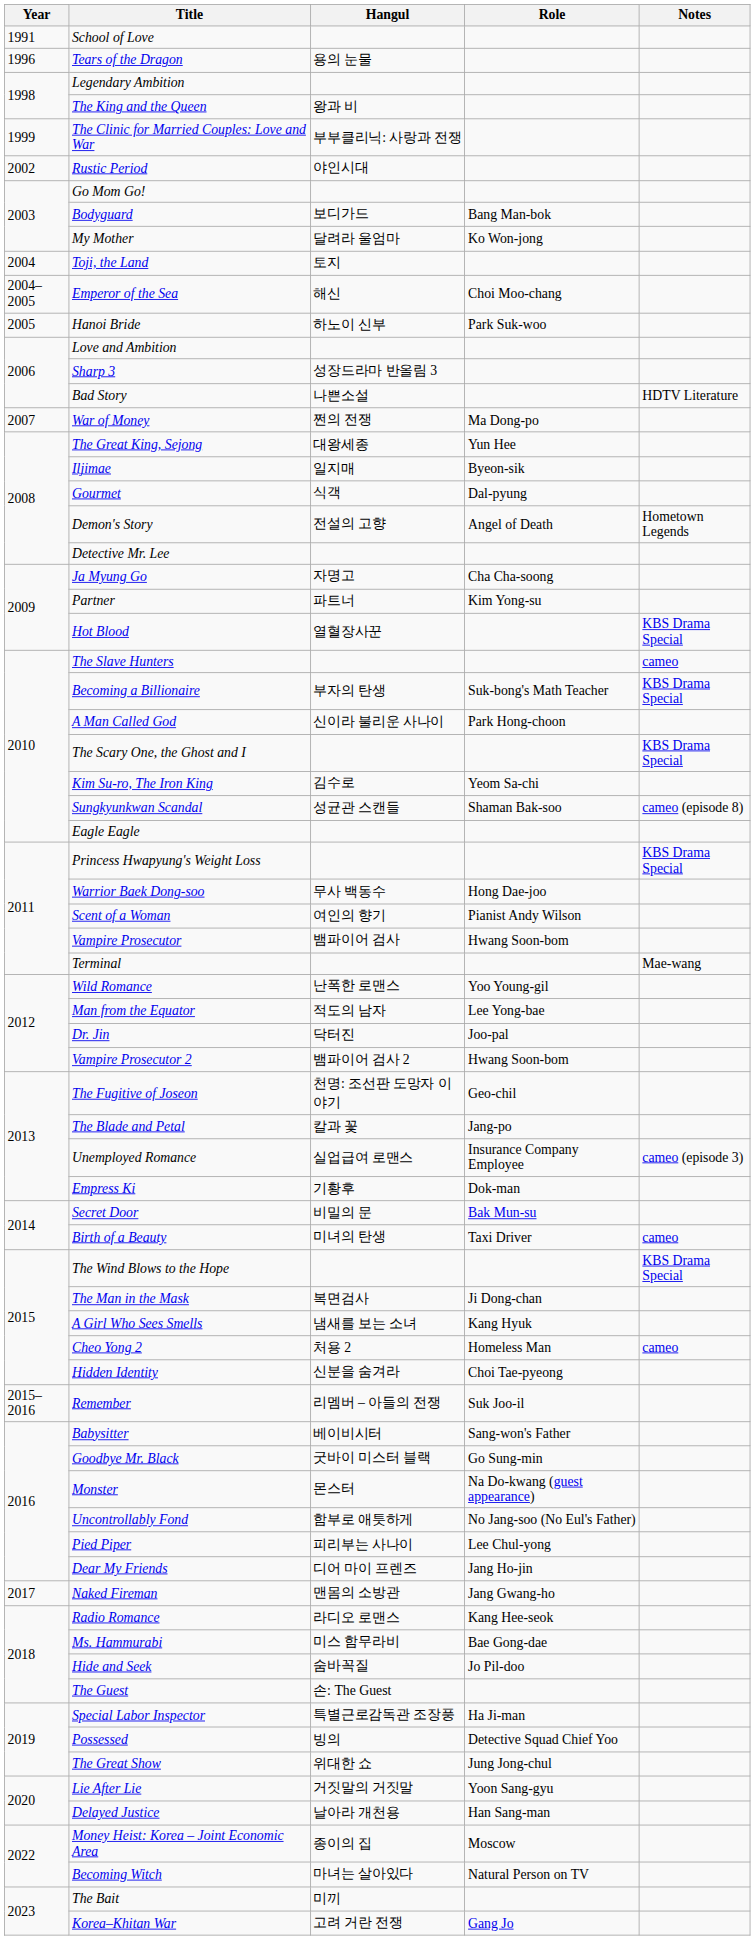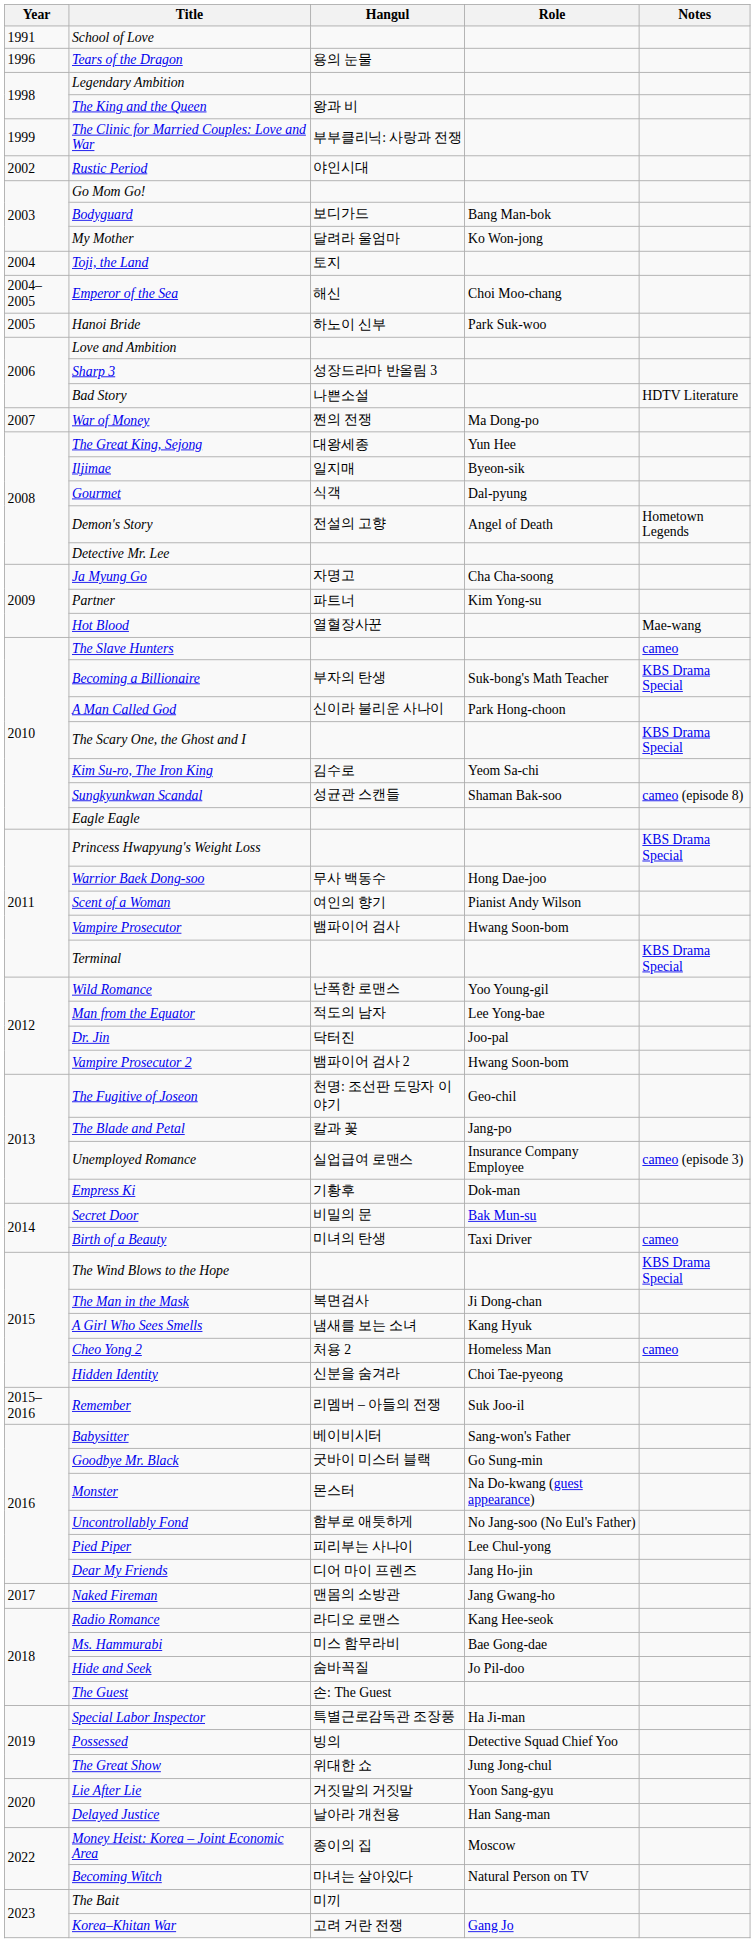(676, 632) KBS Drama Special -> (672, 625) Mae-wang
(672, 963) Mae-wang -> (676, 958) KBS Drama Special
